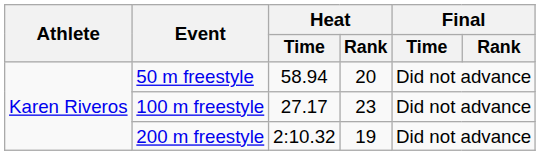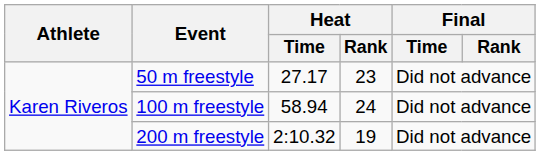(304, 77) 58.94 -> (304, 77) 27.17
(366, 77) 20 -> (366, 77) 23
(304, 107) 27.17 -> (304, 107) 58.94
(366, 107) 23 -> (366, 107) 24
